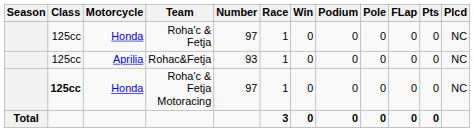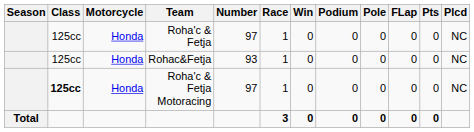(128, 59) Aprilia -> (127, 59) Honda
